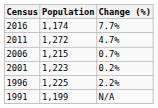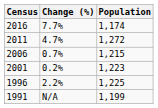columns swapped: (68, 11) <-> (125, 11)
